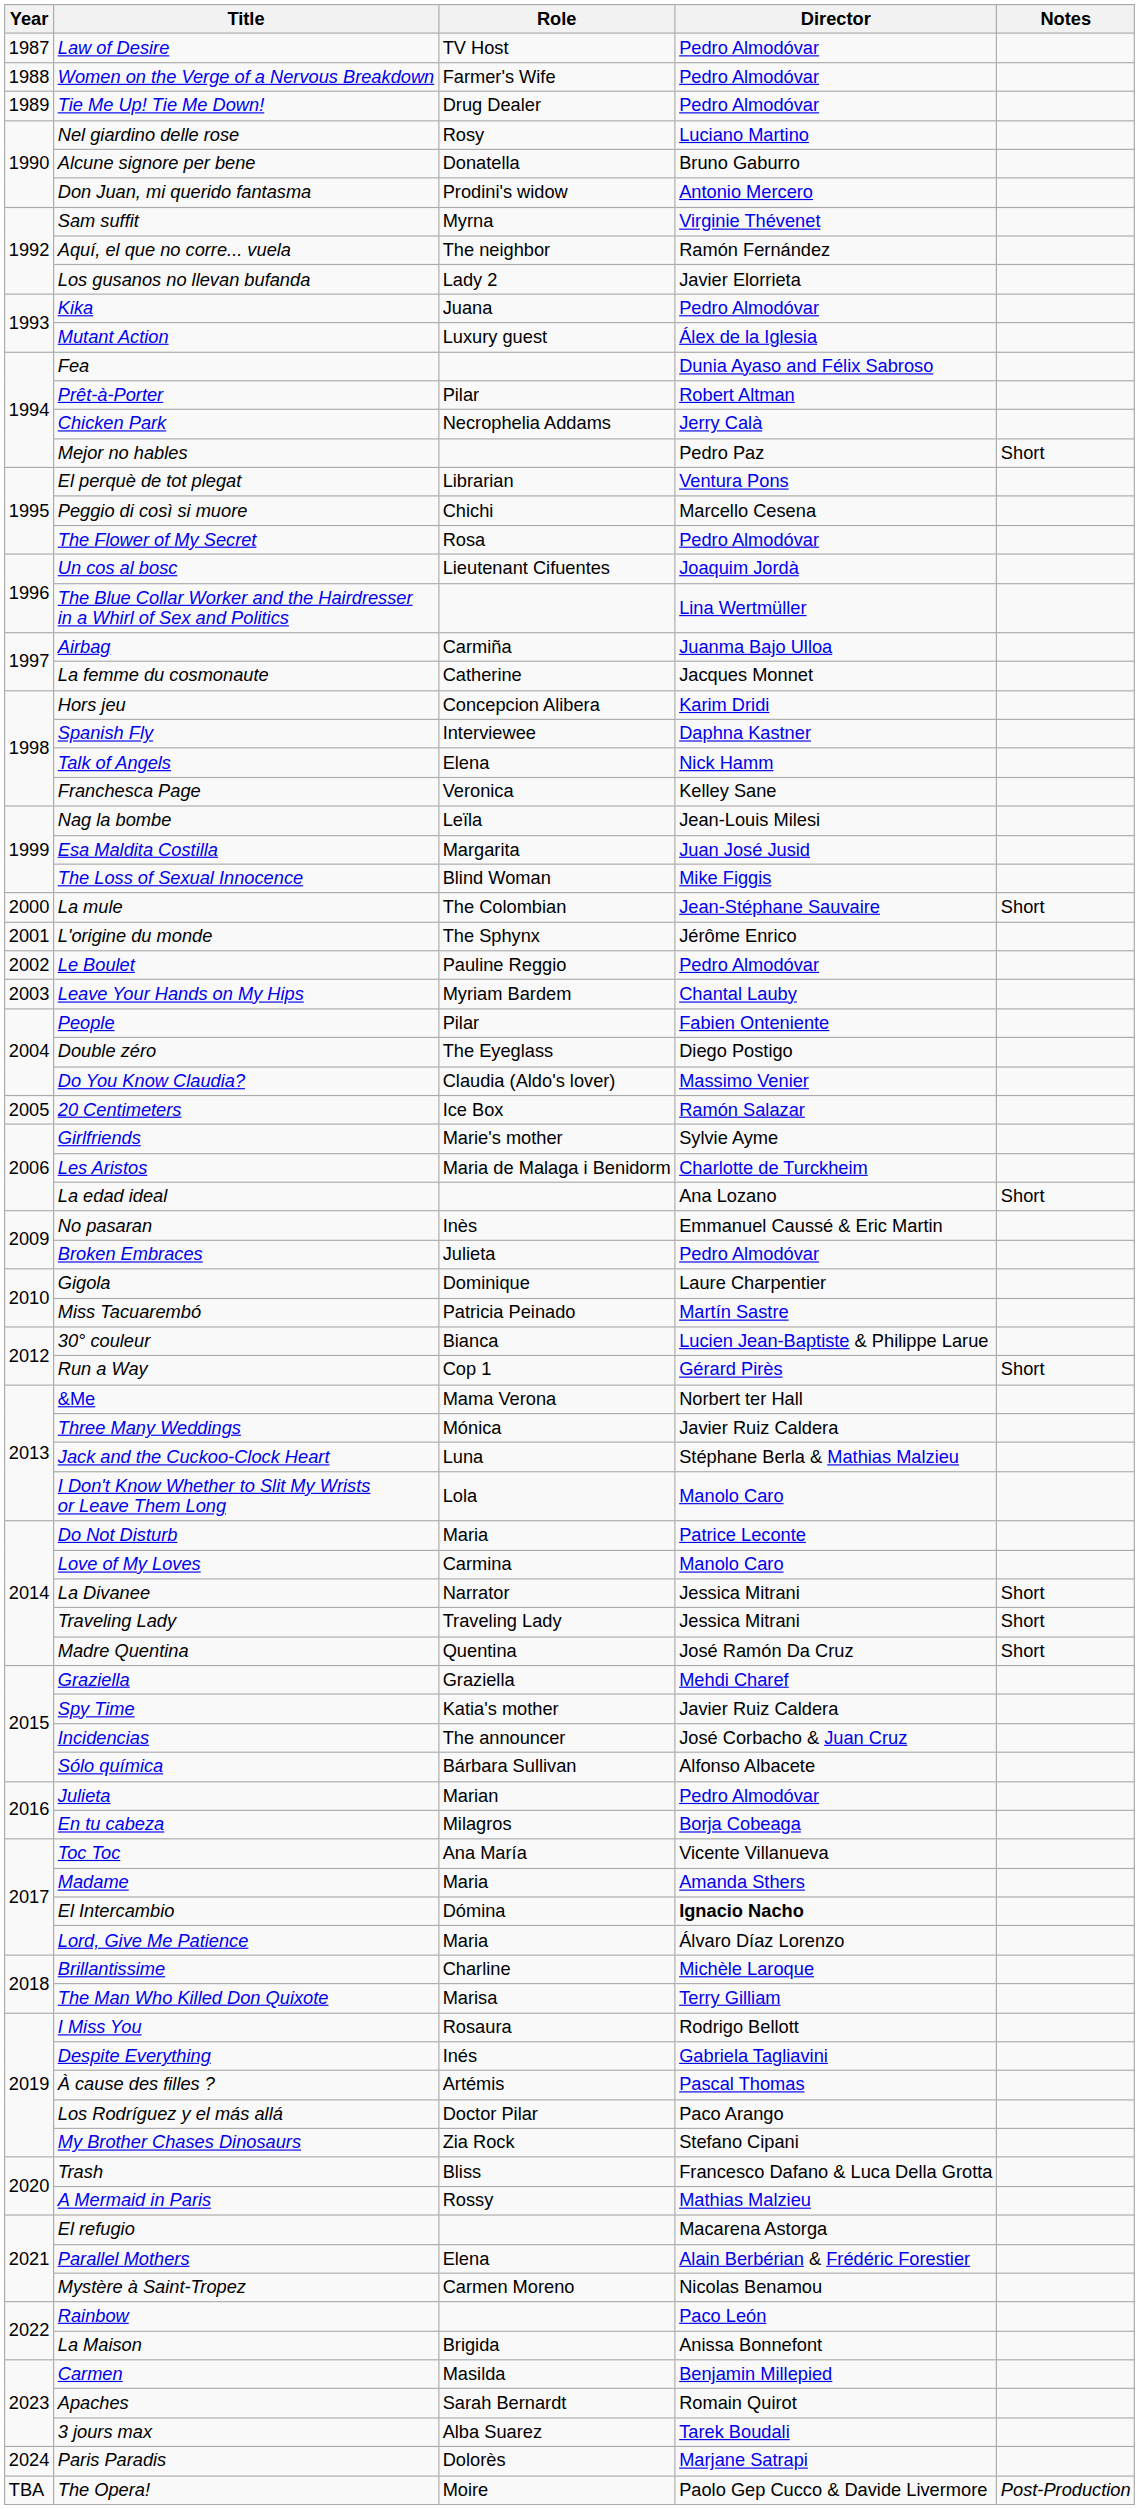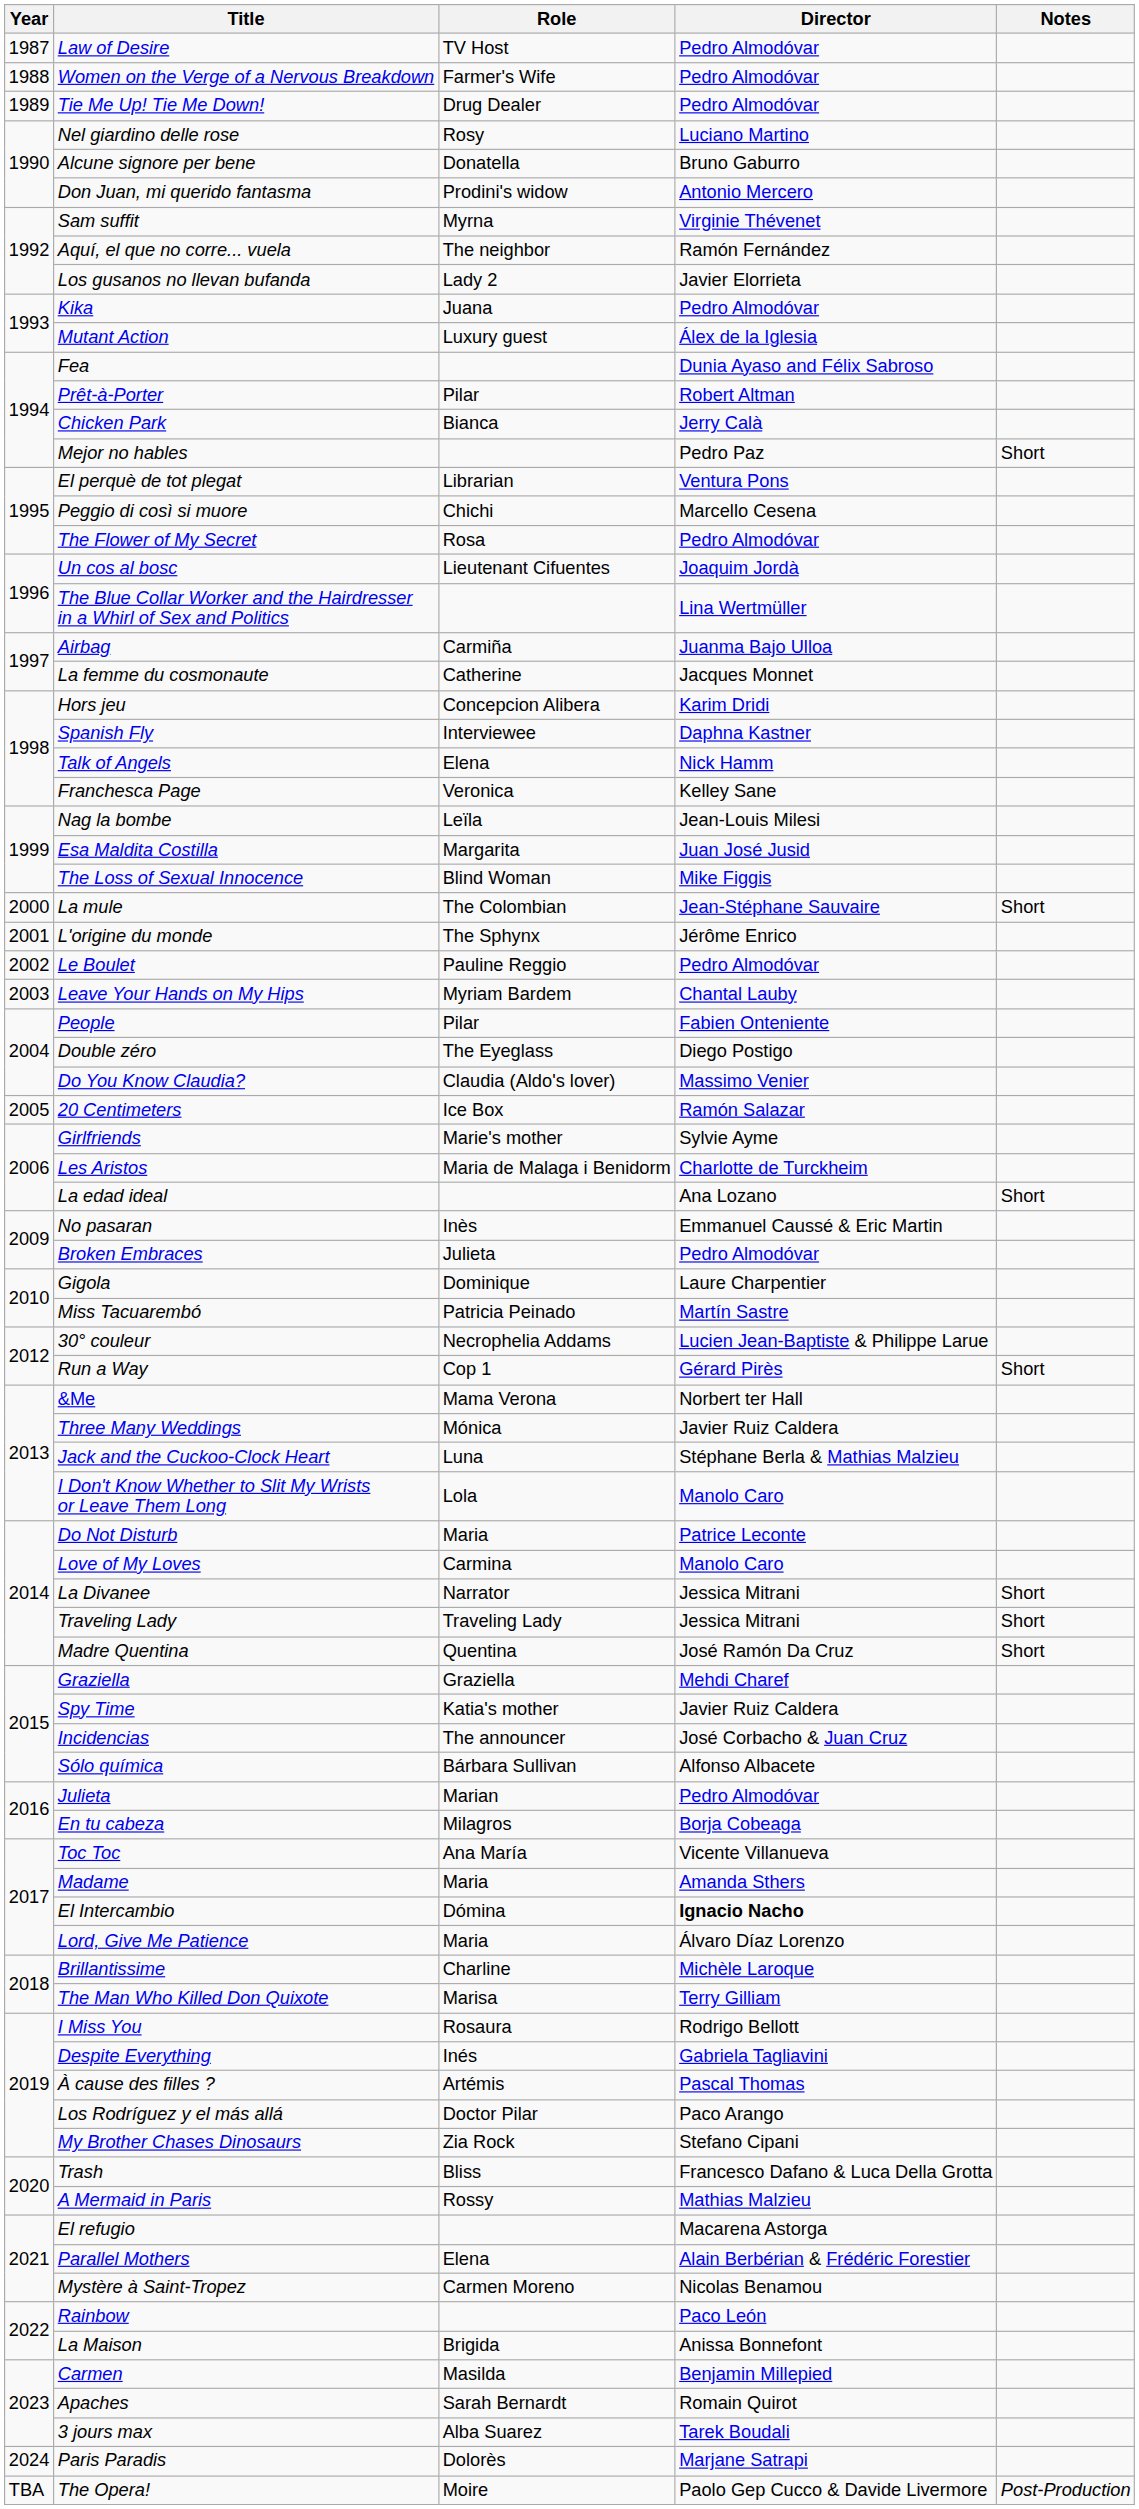(527, 423) Necrophelia Addams -> (471, 423) Bianca
(471, 1341) Bianca -> (527, 1341) Necrophelia Addams
